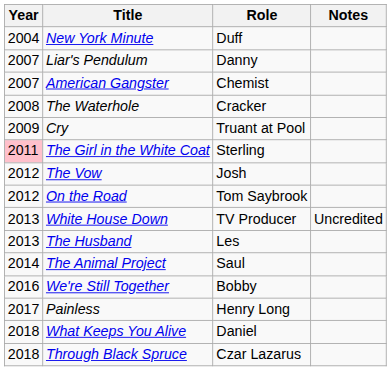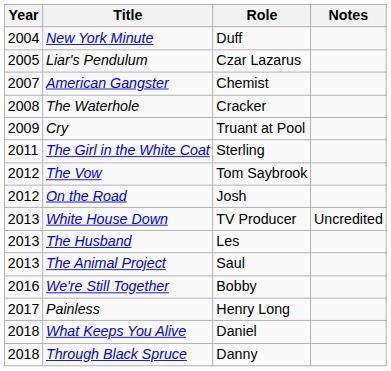(24, 60) 2007 -> (24, 60) 2005
(237, 60) Danny -> (259, 60) Czar Lazarus
(23, 151) pink background -> (23, 151) no background
(231, 173) Josh -> (262, 173) Tom Saybrook
(262, 196) Tom Saybrook -> (231, 196) Josh
(24, 264) 2014 -> (24, 264) 2013
(259, 354) Czar Lazarus -> (237, 354) Danny
